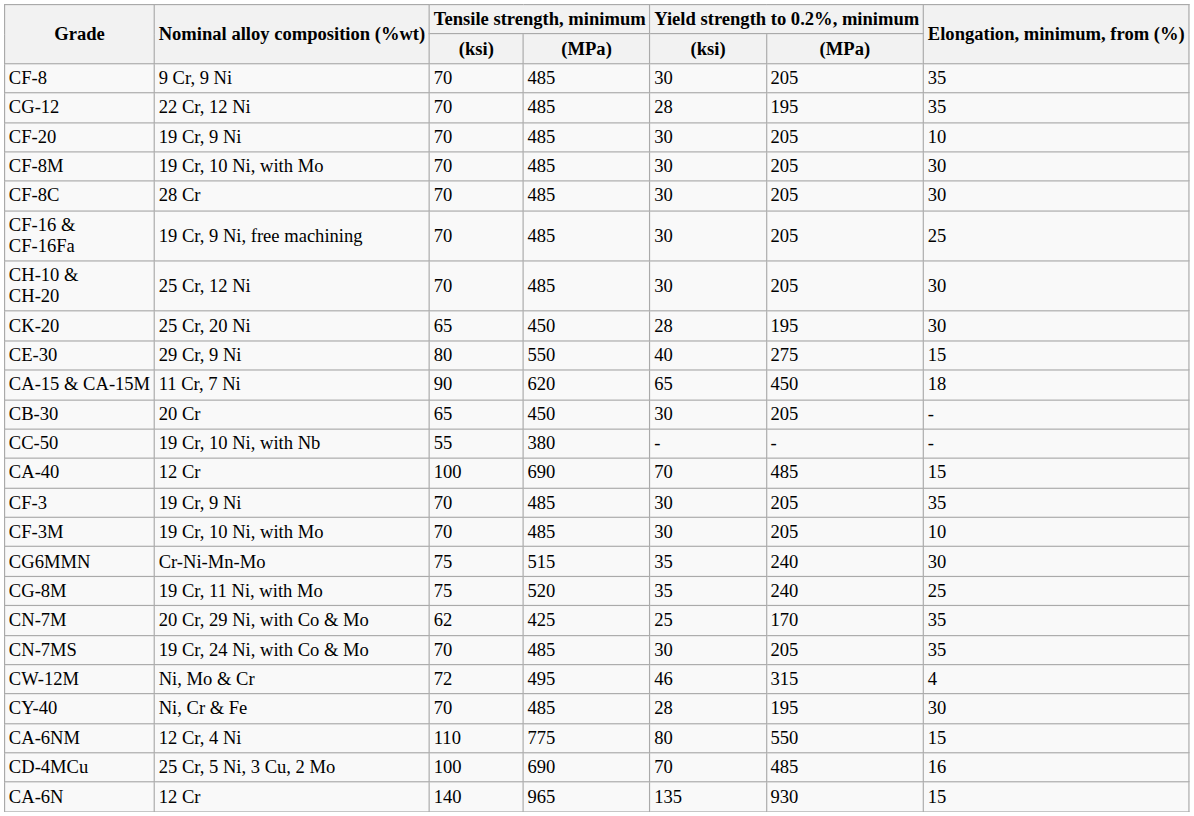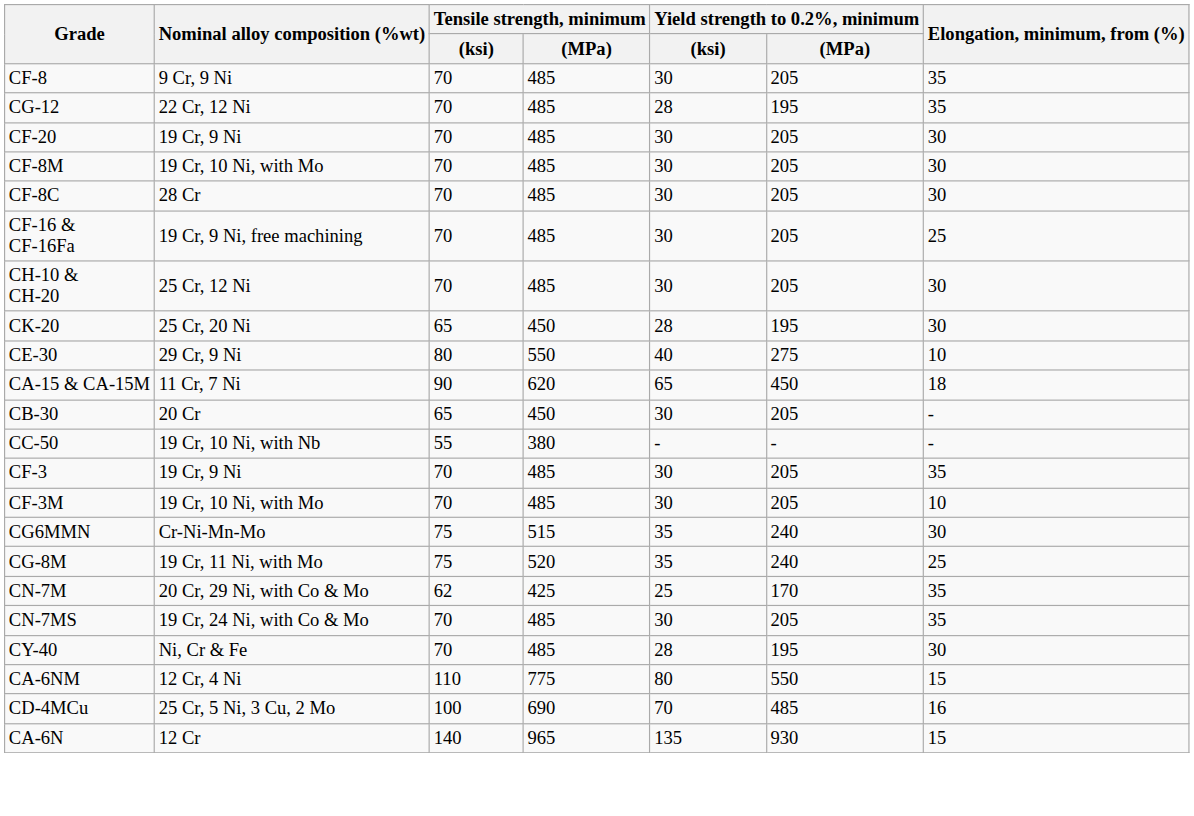(937, 136) 10 -> (937, 136) 30
(937, 355) 15 -> (937, 355) 10
- row: (34, 473)
- row: (44, 679)
